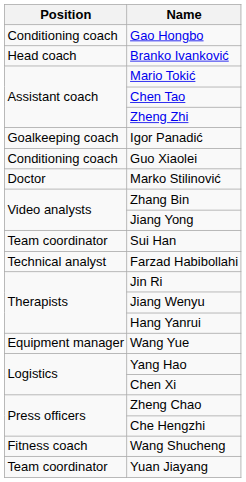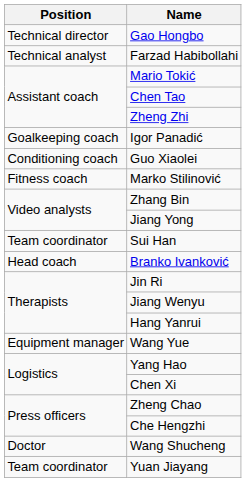(63, 35) Conditioning coach -> (58, 35) Technical director
rows swapped: (179, 55) <-> (184, 261)
(26, 179) Doctor -> (47, 179) Fitness coach
(47, 446) Fitness coach -> (26, 446) Doctor
